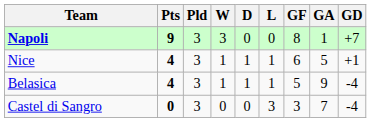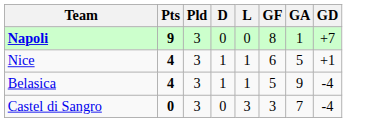- column: (223, 15)
